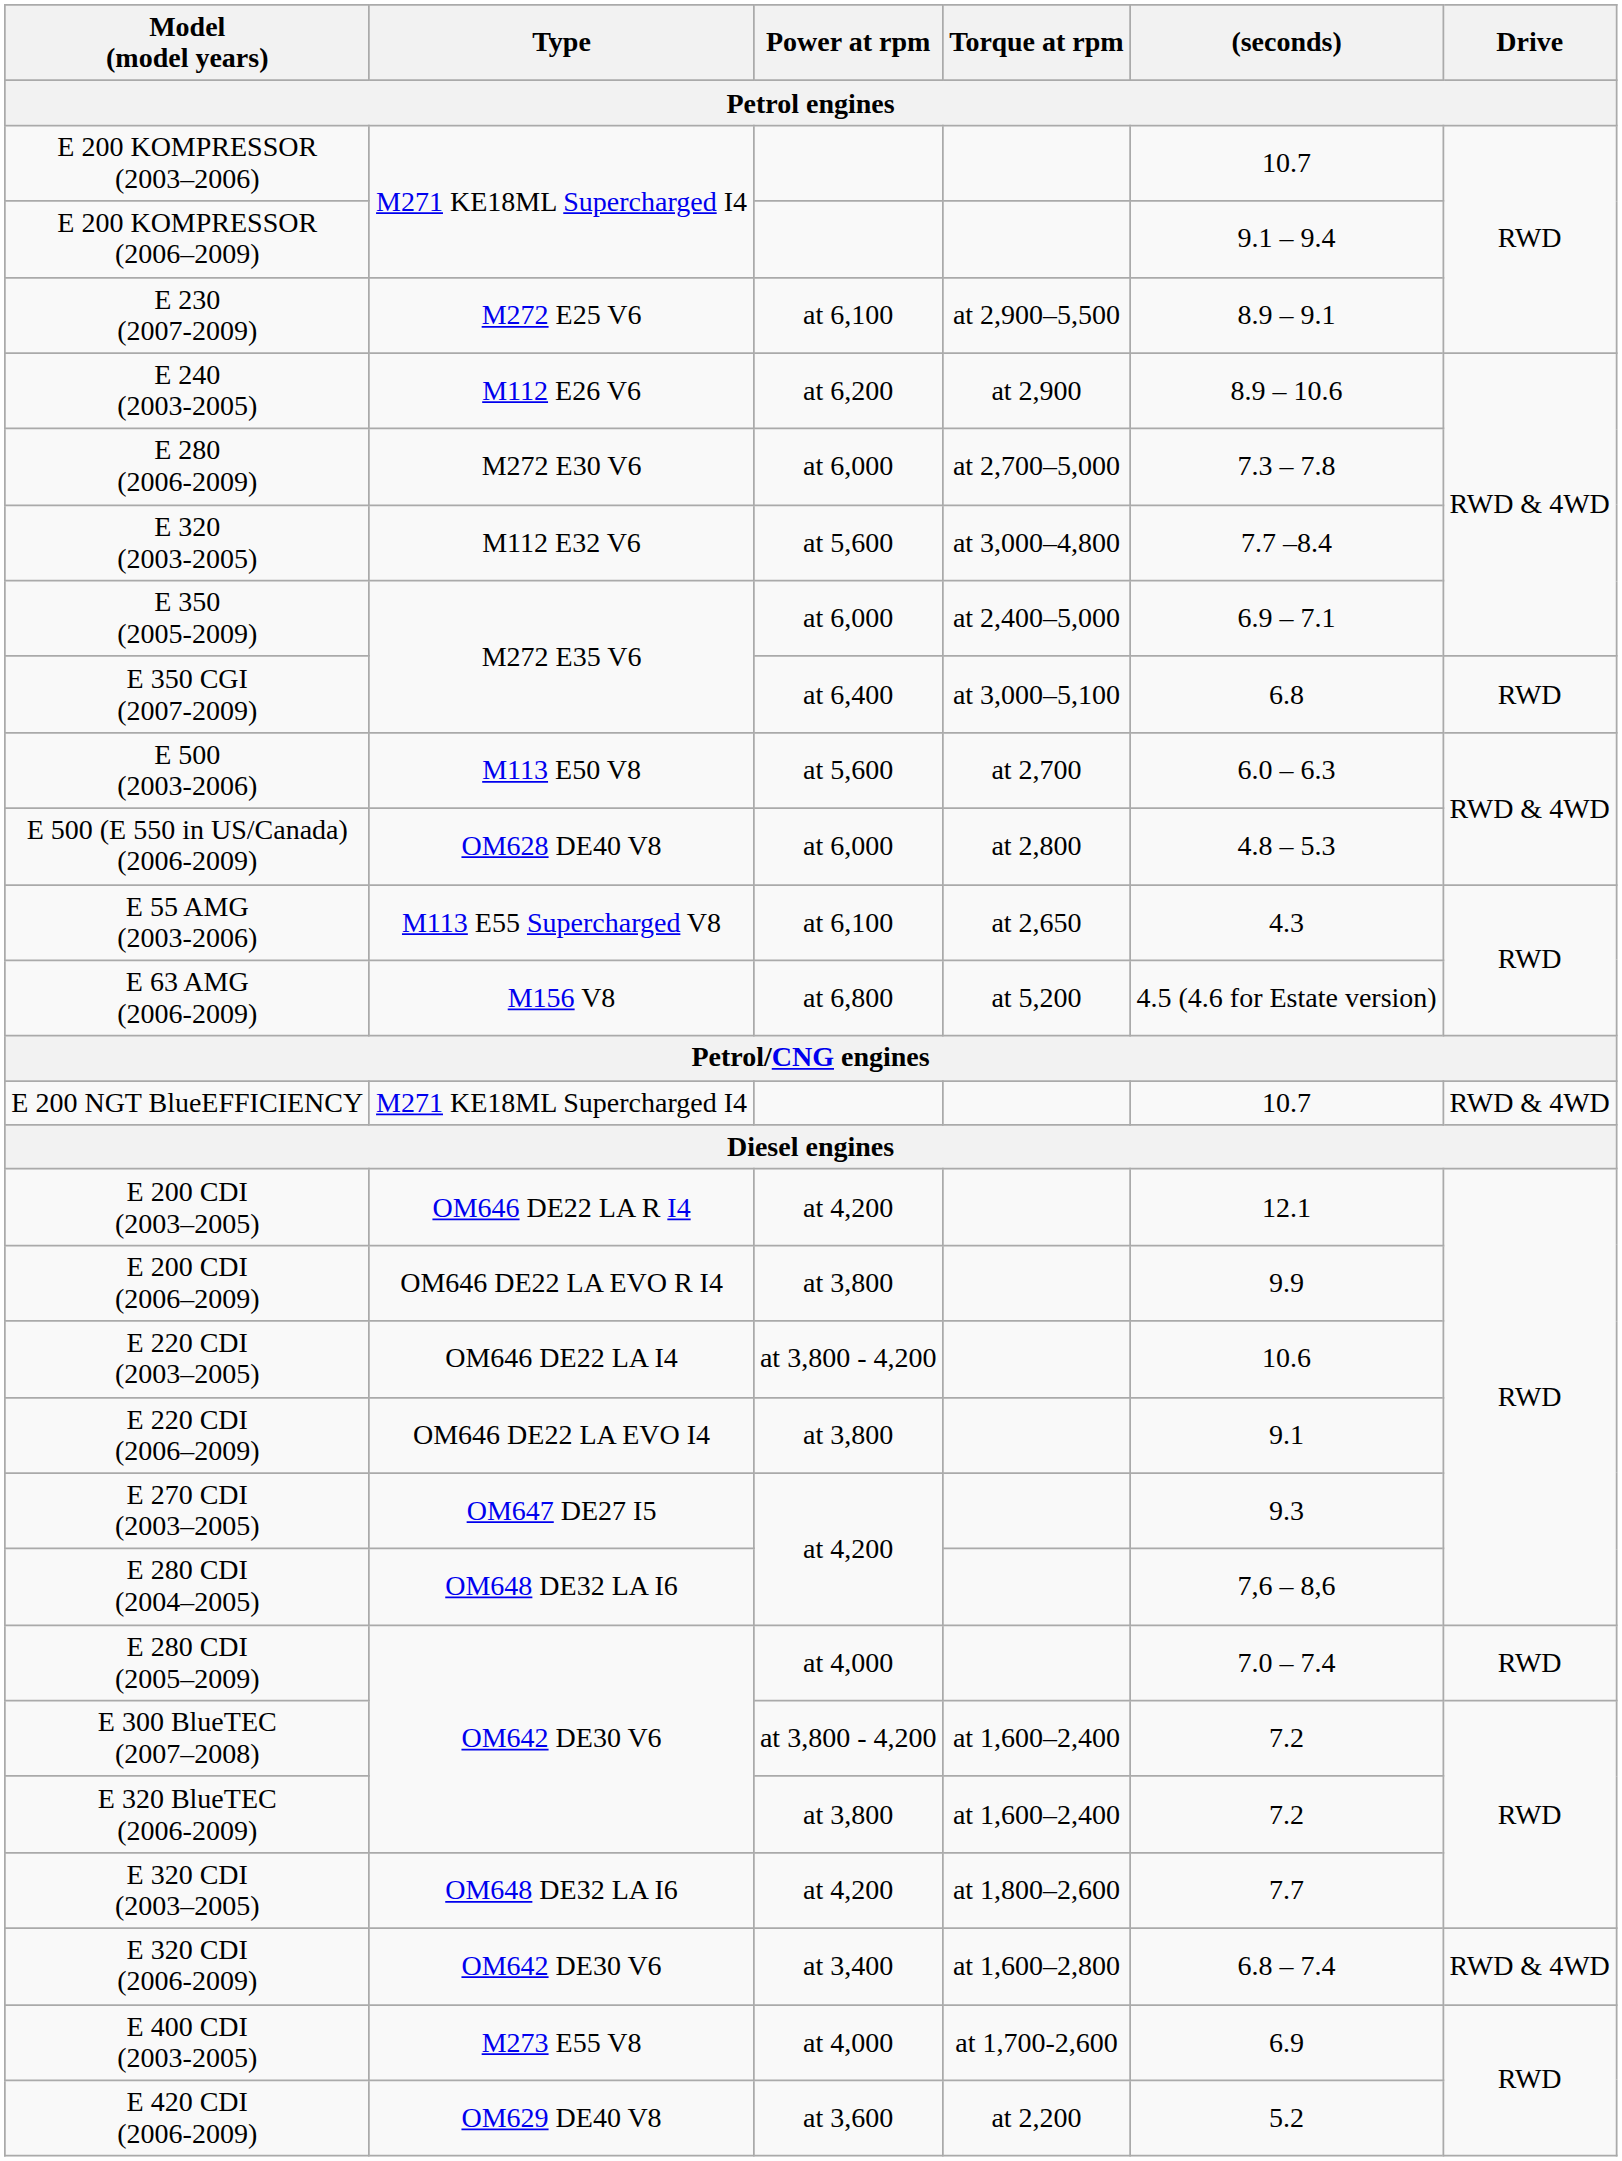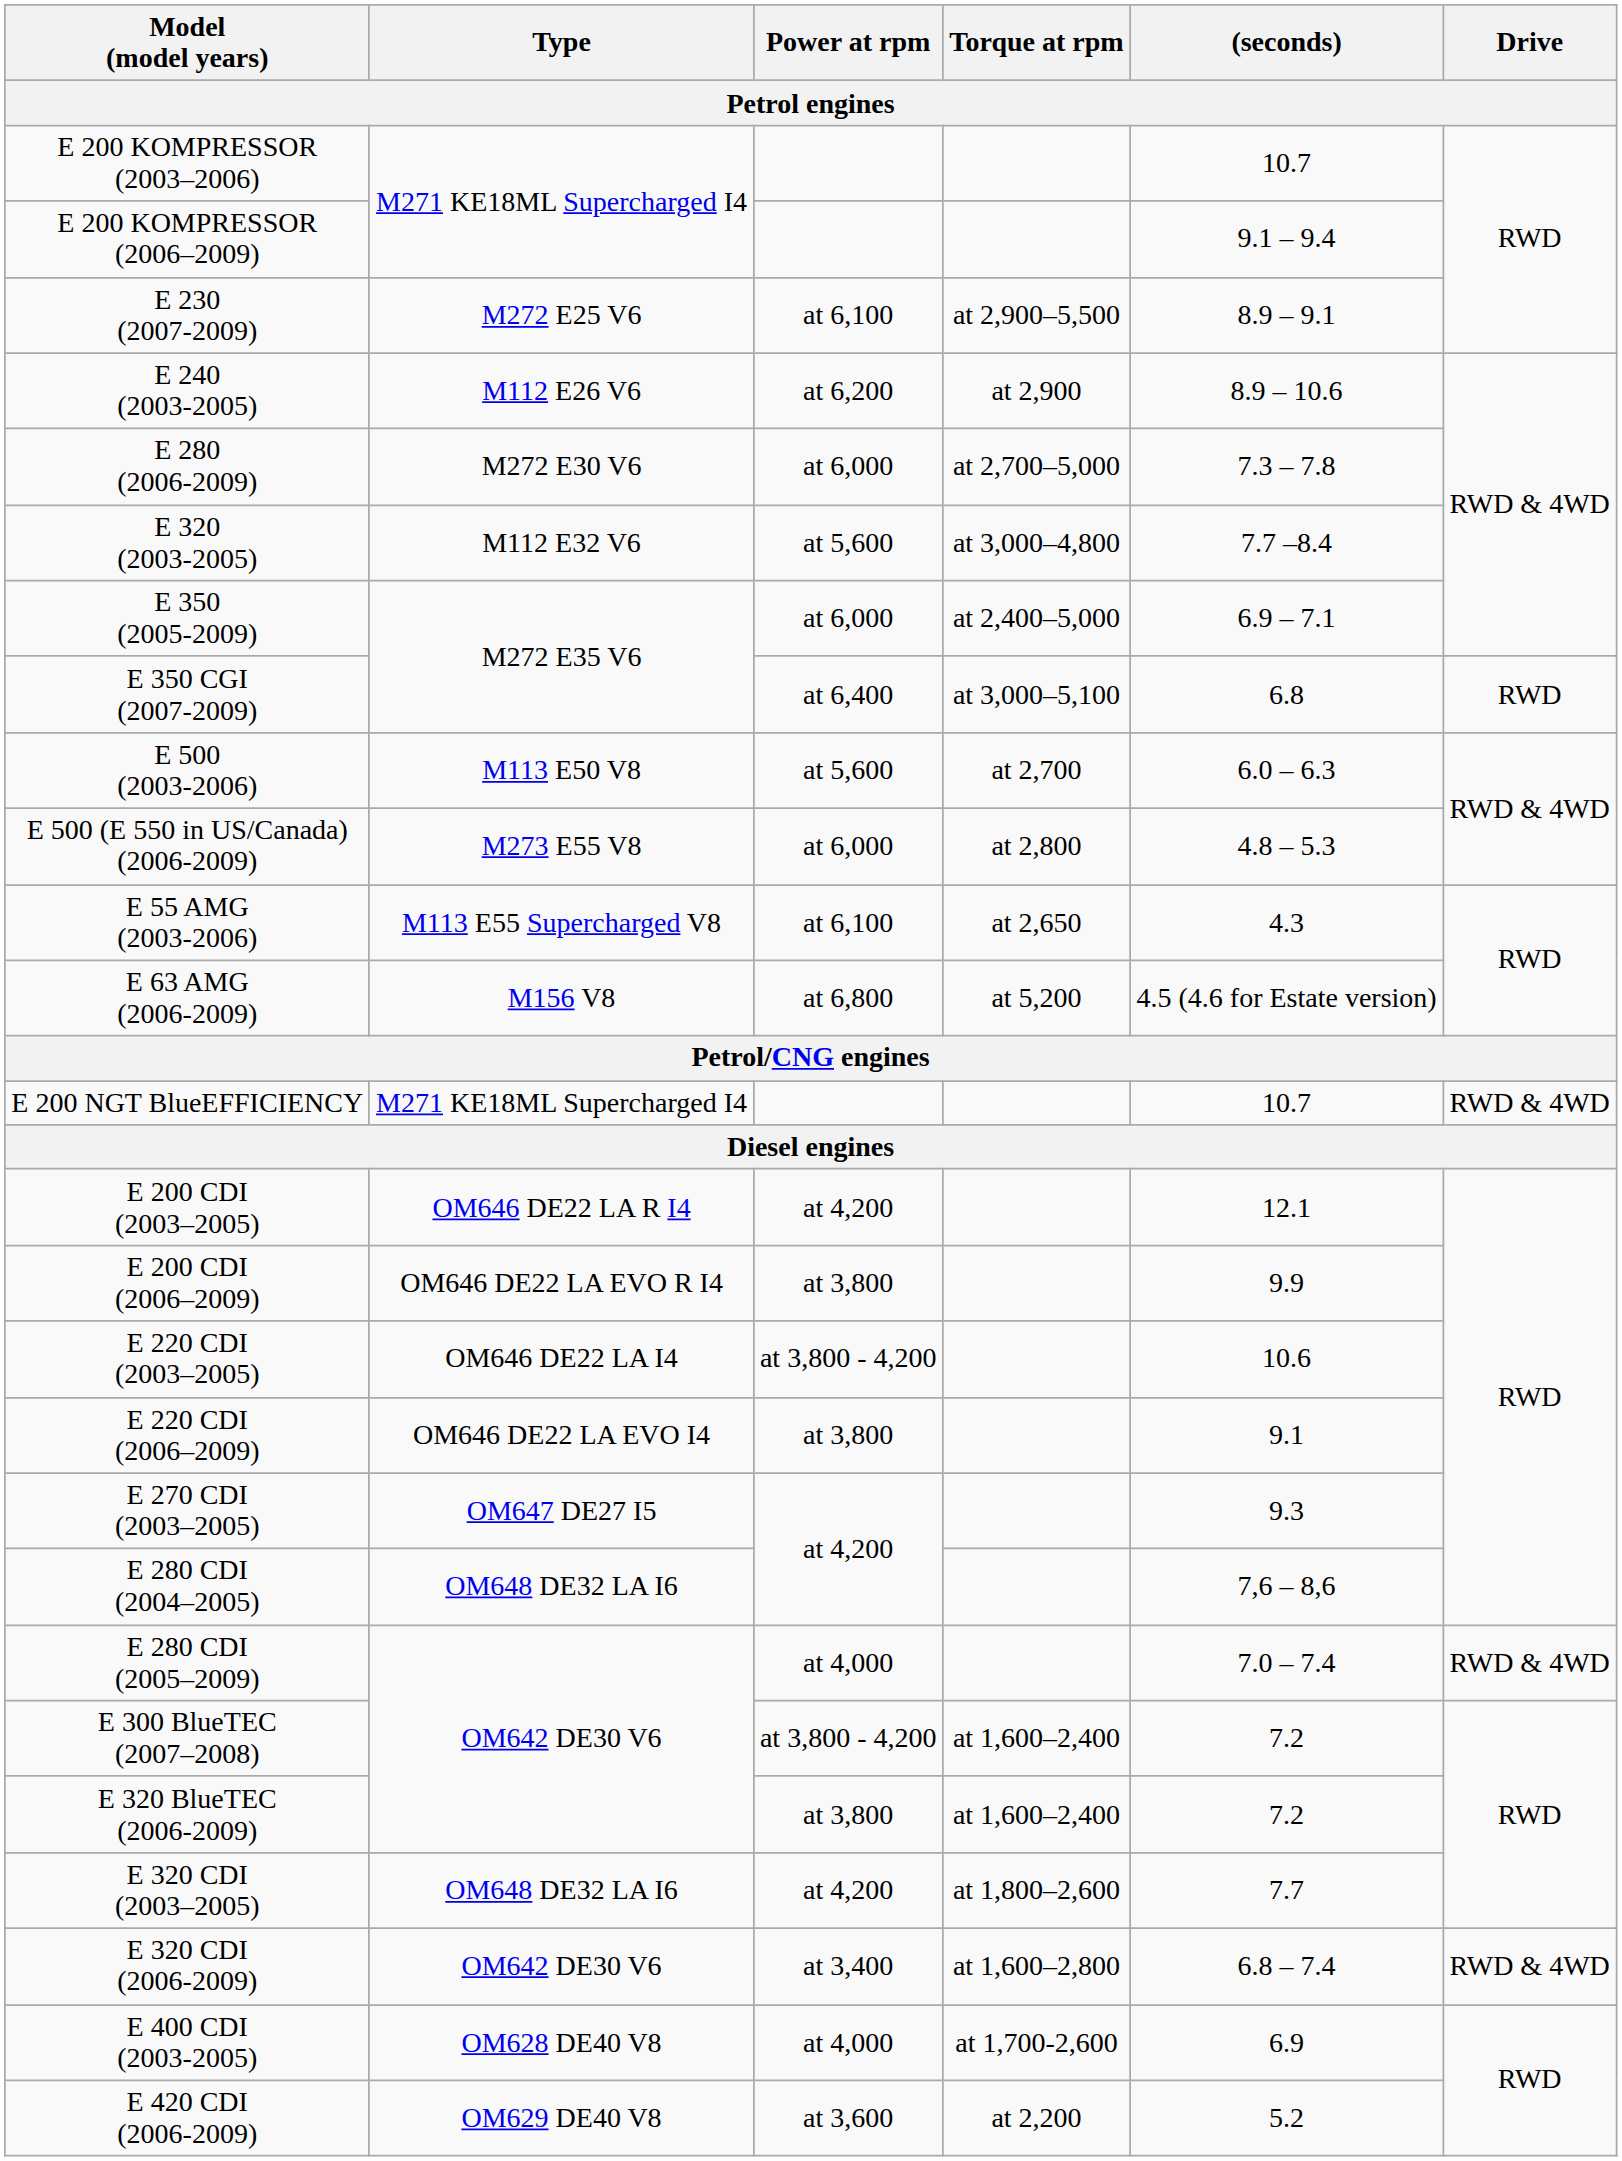(562, 845) OM628 DE40 V8 -> (562, 845) M273 E55 V8
(1530, 1662) RWD -> (1530, 1662) RWD & 4WD
(562, 2041) M273 E55 V8 -> (562, 2041) OM628 DE40 V8
